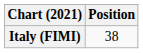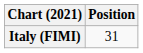(112, 36) 38 -> (112, 36) 31
